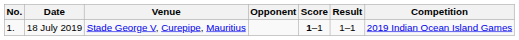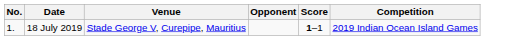- column: (347, 12)
